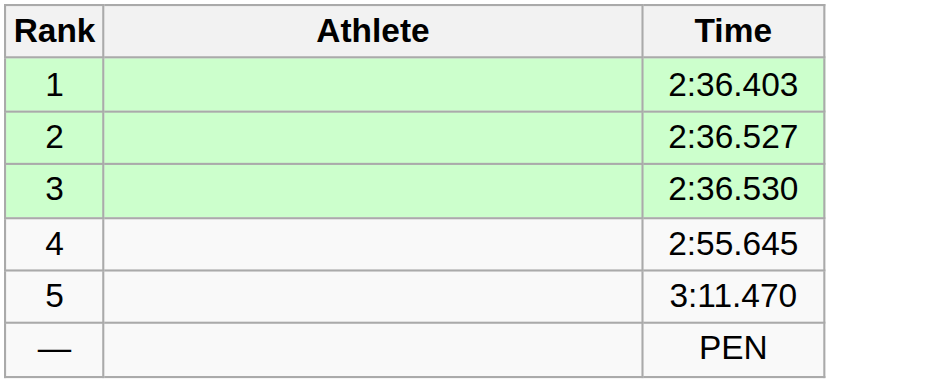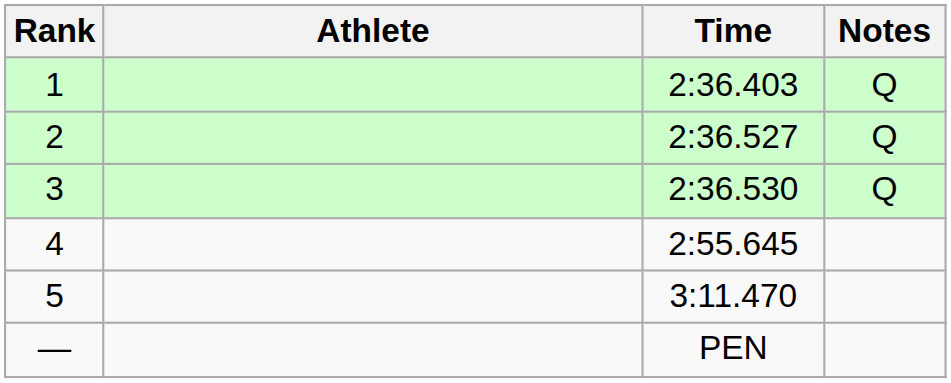+ column: (885, 31)
